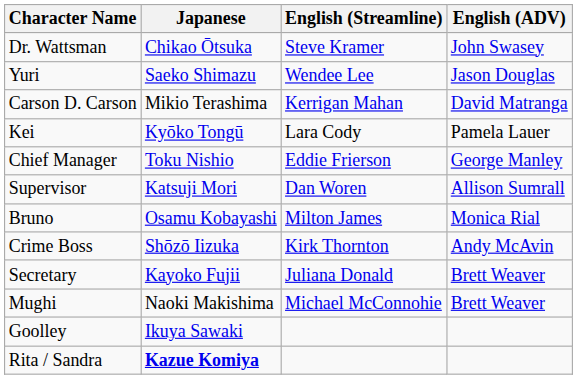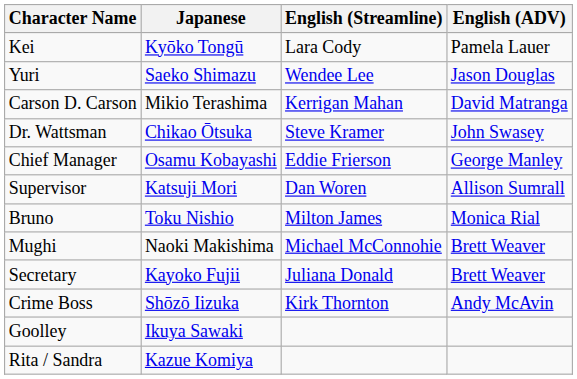rows swapped: (22, 132) <-> (58, 47)
(189, 160) Toku Nishio -> (211, 160) Osamu Kobayashi
(211, 217) Osamu Kobayashi -> (189, 217) Toku Nishio
rows swapped: (51, 246) <-> (33, 302)
(202, 359) bold -> (199, 359) normal
